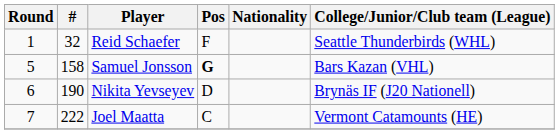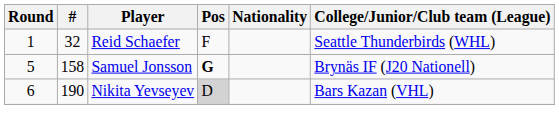(374, 66) Bars Kazan (VHL) -> (395, 66) Brynäs IF (J20 Nationell)
(207, 91) no background -> (207, 91) lightgrey background
(395, 91) Brynäs IF (J20 Nationell) -> (374, 91) Bars Kazan (VHL)
- row: (128, 116)
